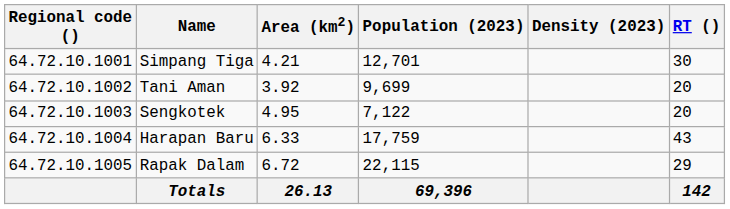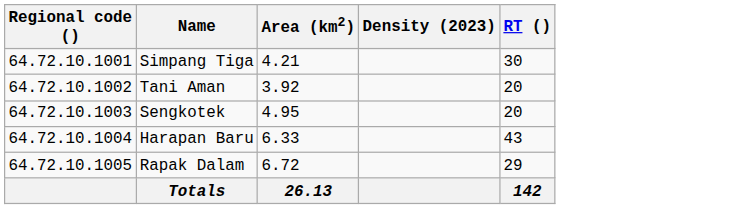- column: (444, 27)
